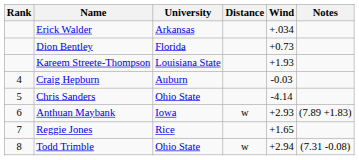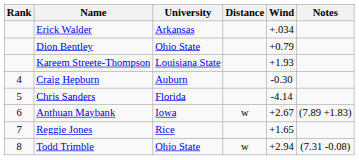(170, 46) Florida -> (178, 46) Ohio State
(282, 46) +0.73 -> (282, 46) +0.79
(282, 79) -0.03 -> (282, 79) -0.30
(178, 96) Ohio State -> (170, 96) Florida
(282, 113) +2.93 -> (282, 113) +2.67
